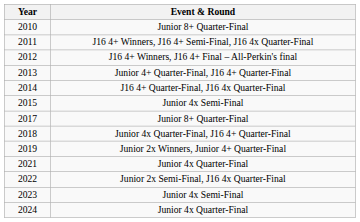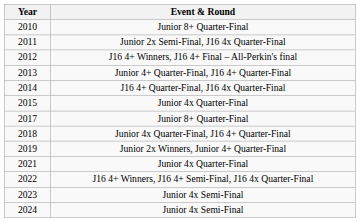(203, 42) J16 4+ Winners, J16 4+ Semi-Final, J16 4x Quarter-Final -> (203, 42) Junior 2x Semi-Final, J16 4x Quarter-Final
(203, 103) Junior 4x Semi-Final -> (203, 103) Junior 4x Quarter-Final
(203, 179) Junior 2x Semi-Final, J16 4x Quarter-Final -> (203, 179) J16 4+ Winners, J16 4+ Semi-Final, J16 4x Quarter-Final
(203, 210) Junior 4x Quarter-Final -> (203, 210) Junior 4x Semi-Final
